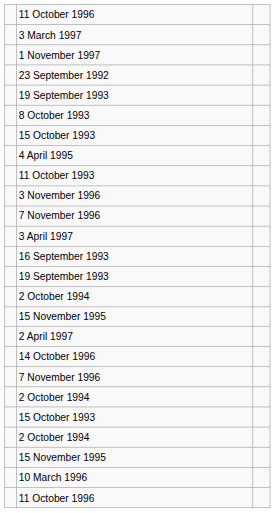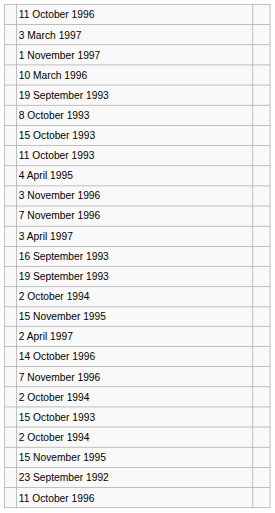rows swapped: (10, 75) <-> (10, 478)
rows swapped: (10, 176) <-> (10, 156)
